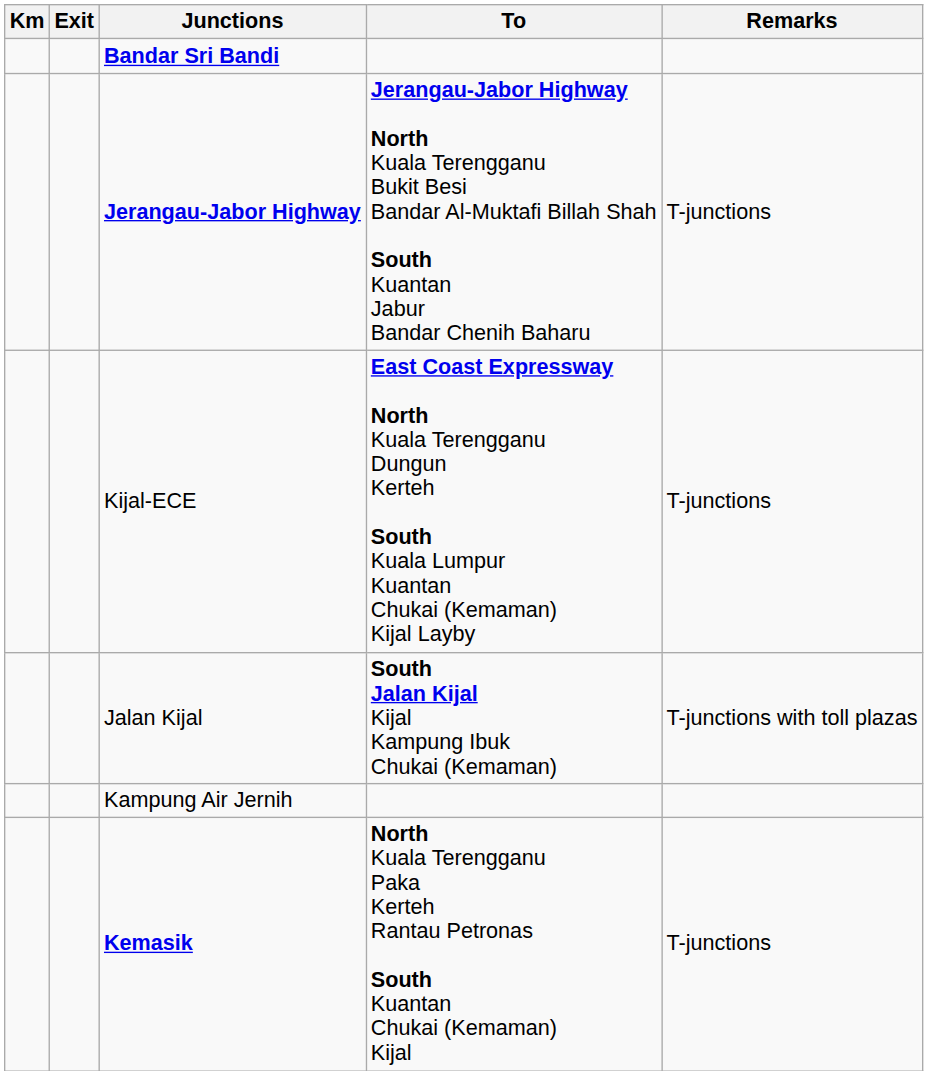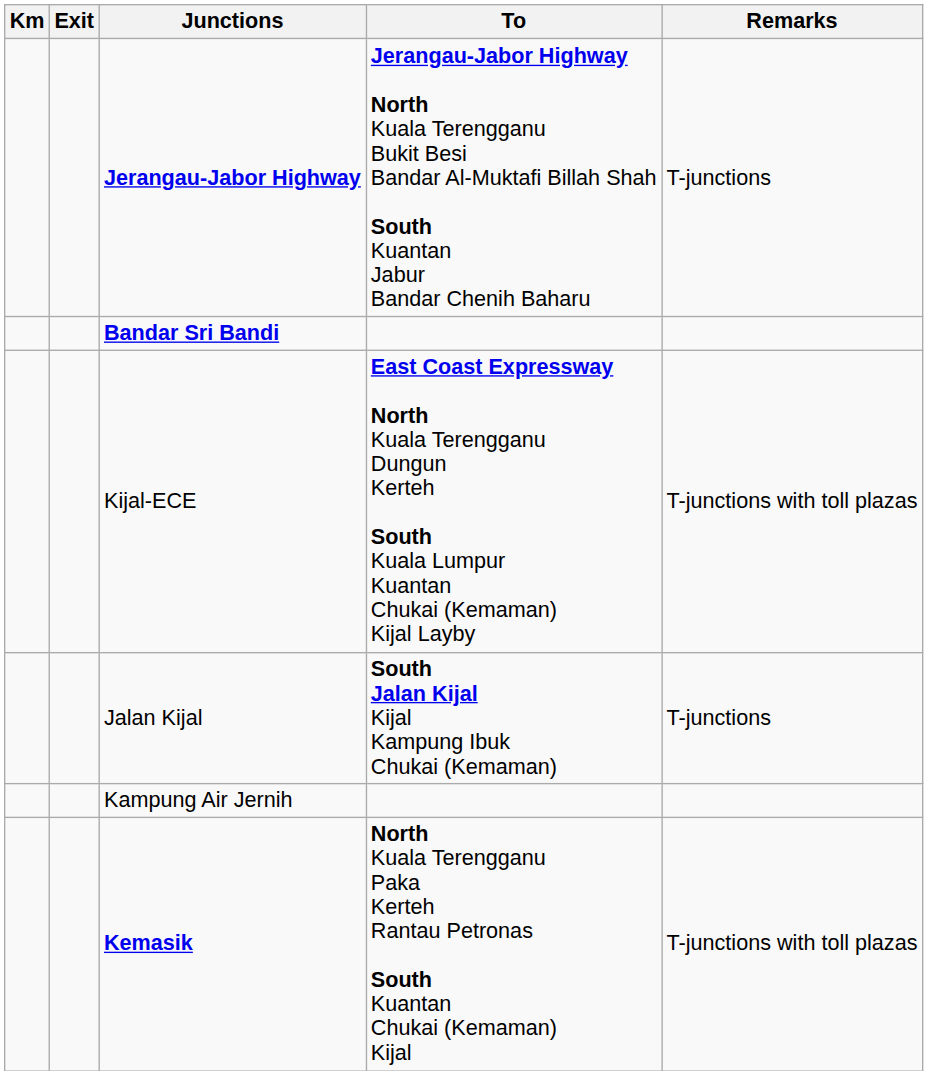rows swapped: (232, 211) <-> (192, 55)
(719, 501) T-junctions -> (792, 501) T-junctions with toll plazas
(792, 717) T-junctions with toll plazas -> (719, 717) T-junctions
(719, 944) T-junctions -> (792, 944) T-junctions with toll plazas
